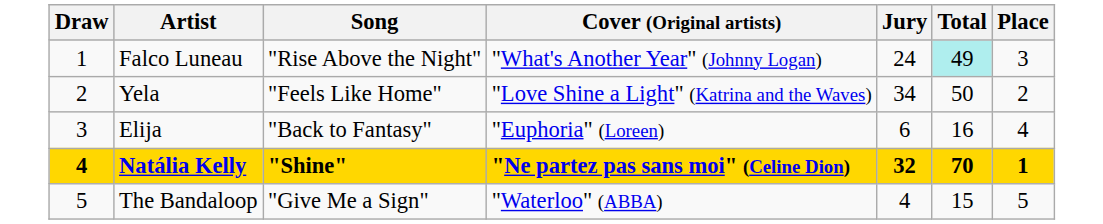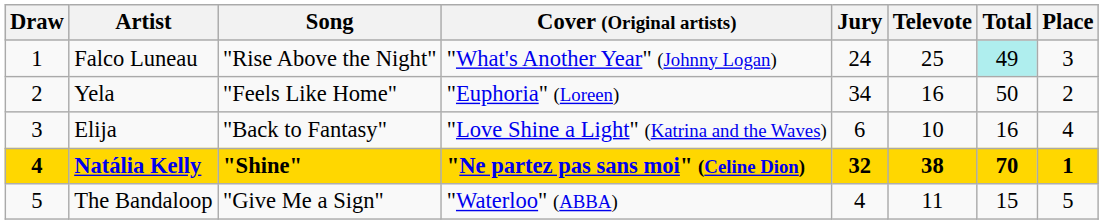+ column: (932, 22)
(682, 93) "Love Shine a Light" (Katrina and the Waves) -> (533, 93) "Euphoria" (Loreen)
(578, 129) "Euphoria" (Loreen) -> (637, 129) "Love Shine a Light" (Katrina and the Waves)
